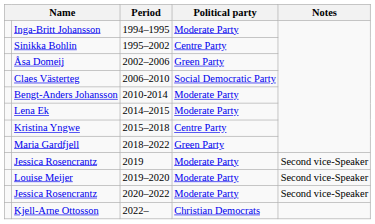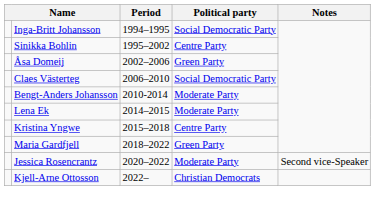(206, 29) Moderate Party -> (225, 29) Social Democratic Party
- row: (56, 161)
- row: (43, 177)
